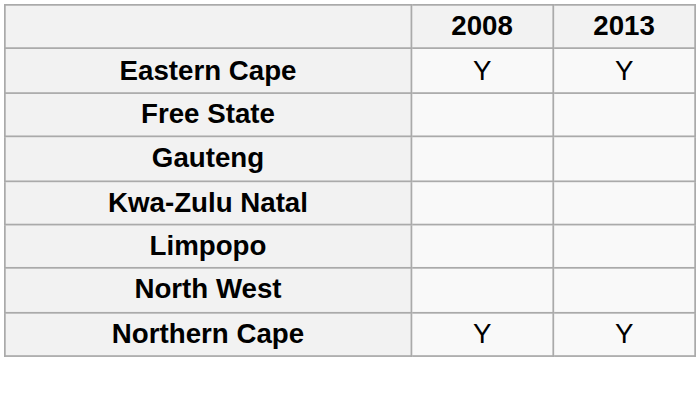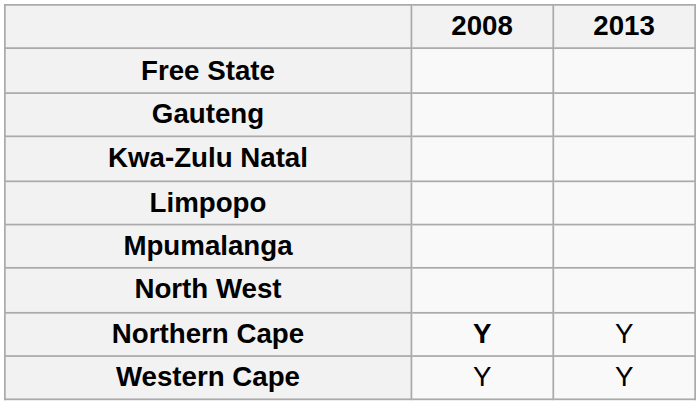- row: (208, 70)
+ row: (208, 245)
(482, 333) normal -> (482, 333) bold
+ row: (208, 377)
